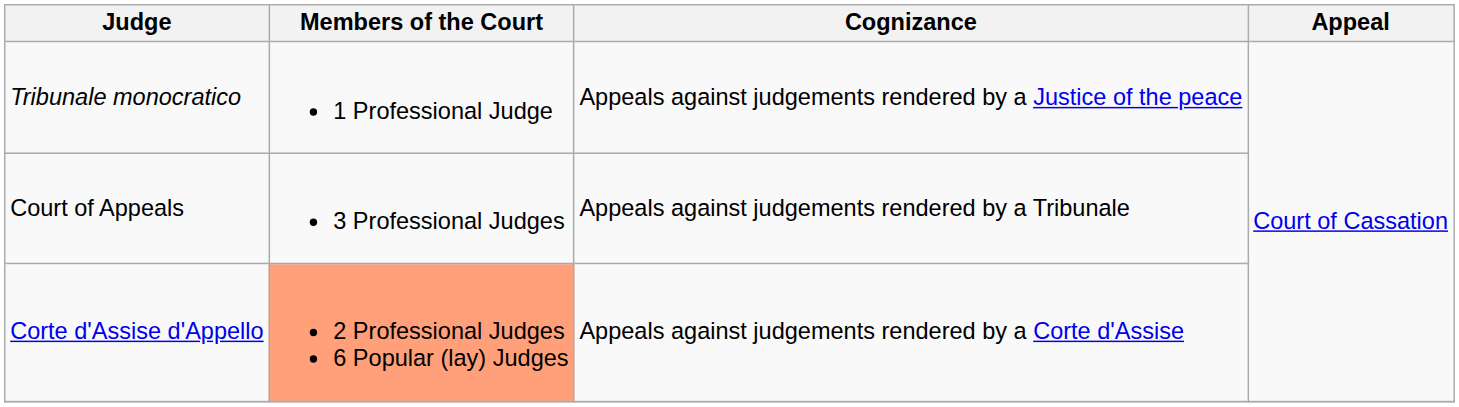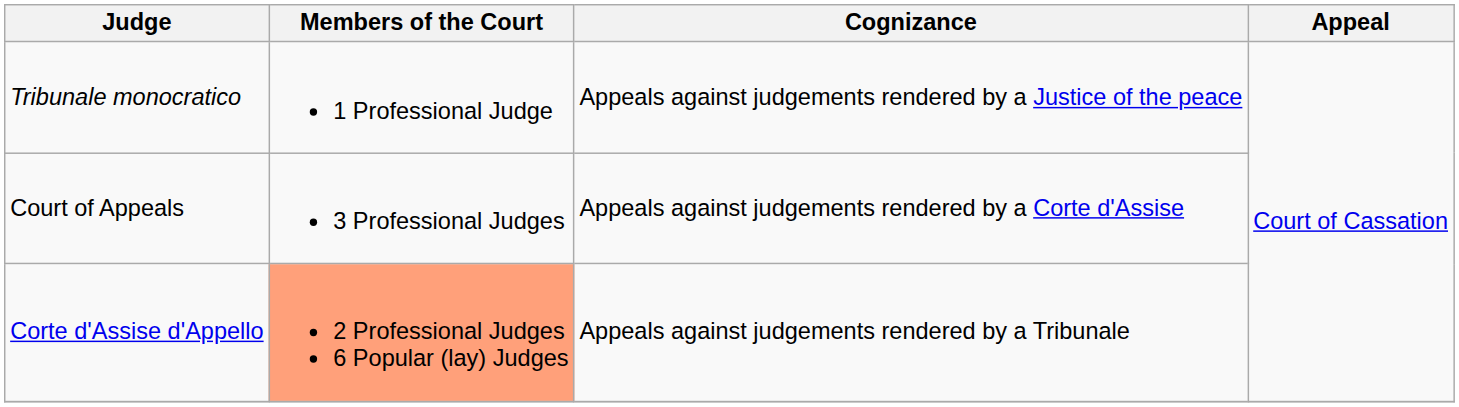(855, 208) Appeals against judgements rendered by a Tribunale -> (882, 208) Appeals against judgements rendered by a Corte d'Assise
(882, 332) Appeals against judgements rendered by a Corte d'Assise -> (855, 332) Appeals against judgements rendered by a Tribunale
